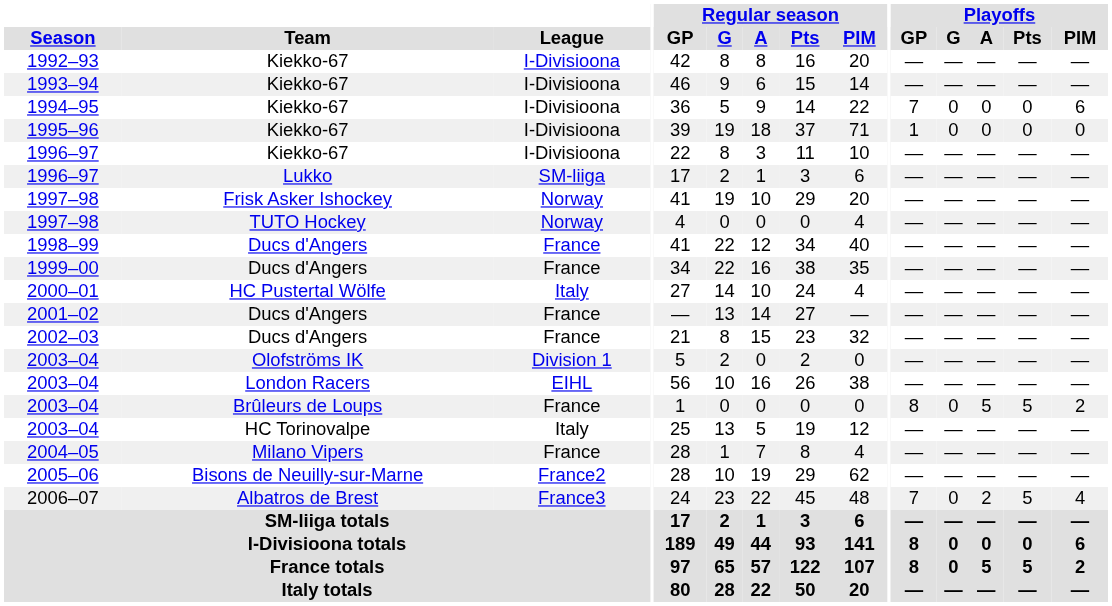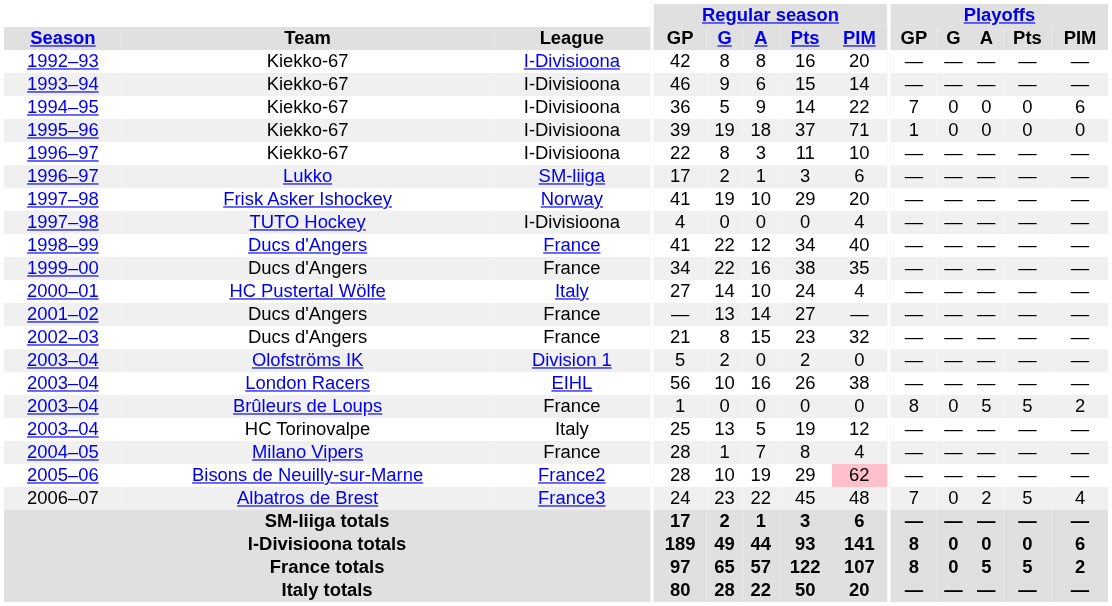(572, 222) Norway -> (572, 222) I-Divisioona
(859, 475) no background -> (859, 475) pink background
